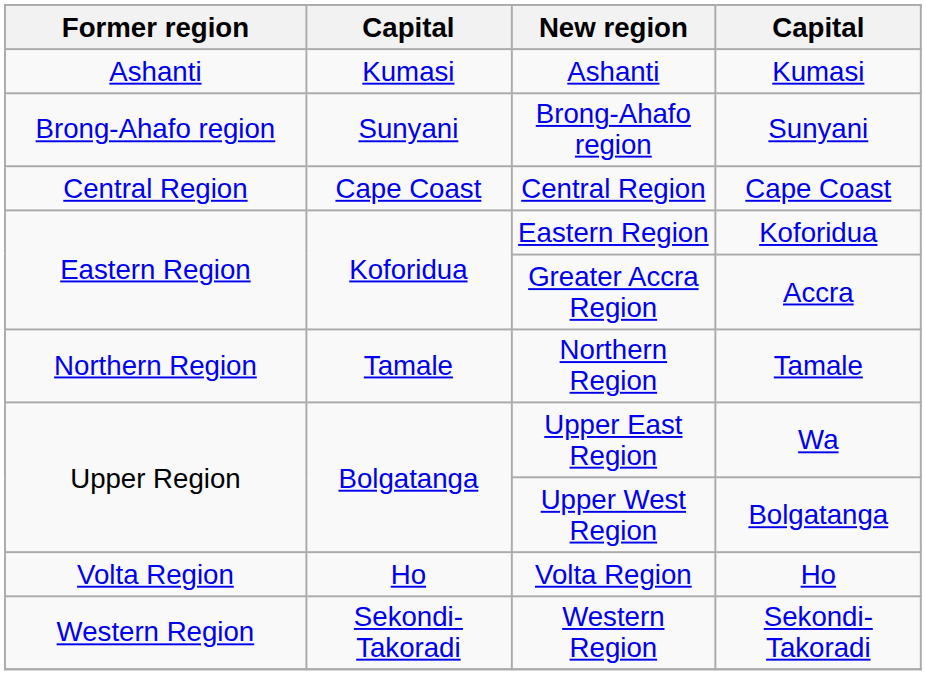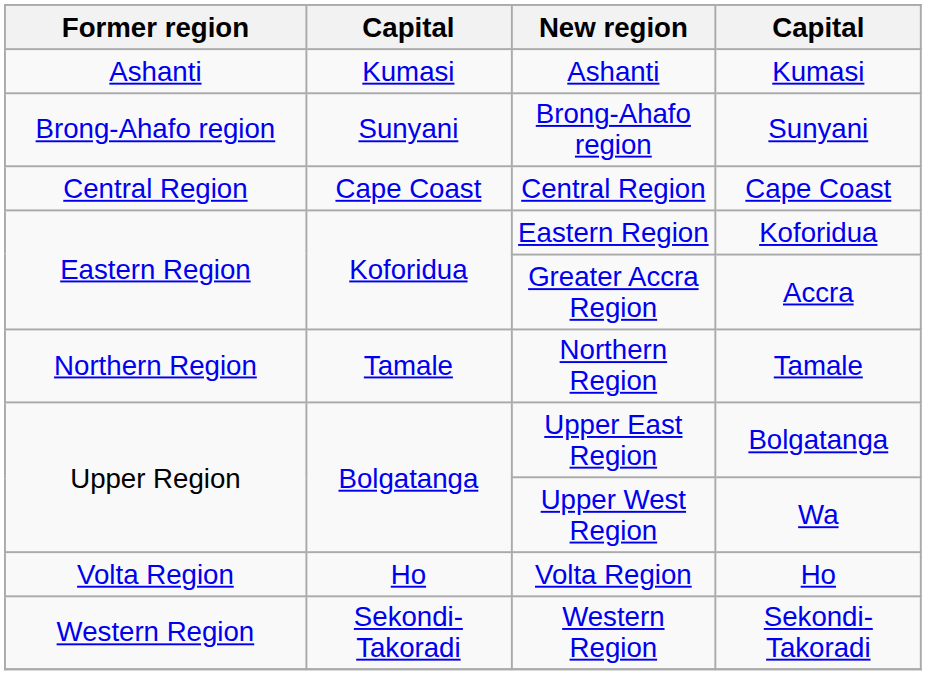(818, 440) Wa -> (818, 440) Bolgatanga
(818, 515) Bolgatanga -> (818, 515) Wa
